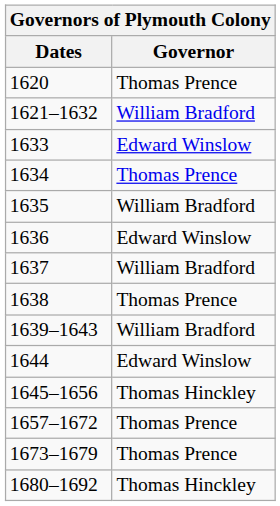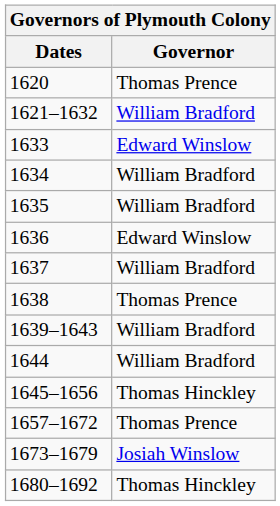(177, 175) Thomas Prence -> (186, 175) William Bradford
(184, 361) Edward Winslow -> (186, 361) William Bradford
(177, 453) Thomas Prence -> (178, 453) Josiah Winslow
